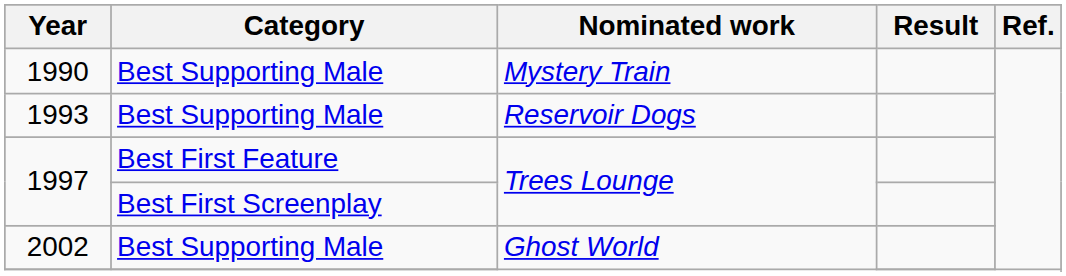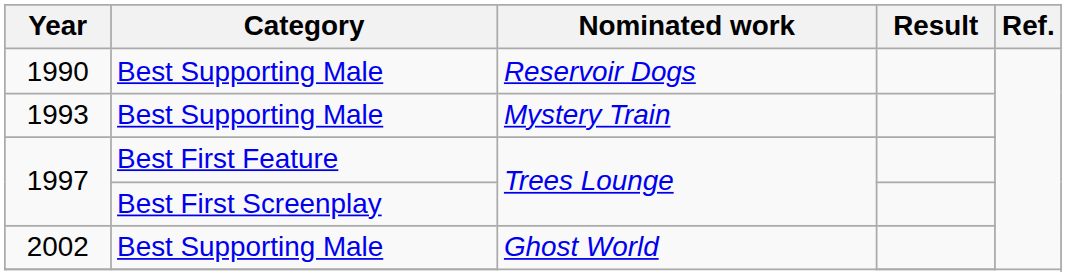(587, 70) Mystery Train -> (600, 70) Reservoir Dogs
(600, 114) Reservoir Dogs -> (587, 114) Mystery Train
